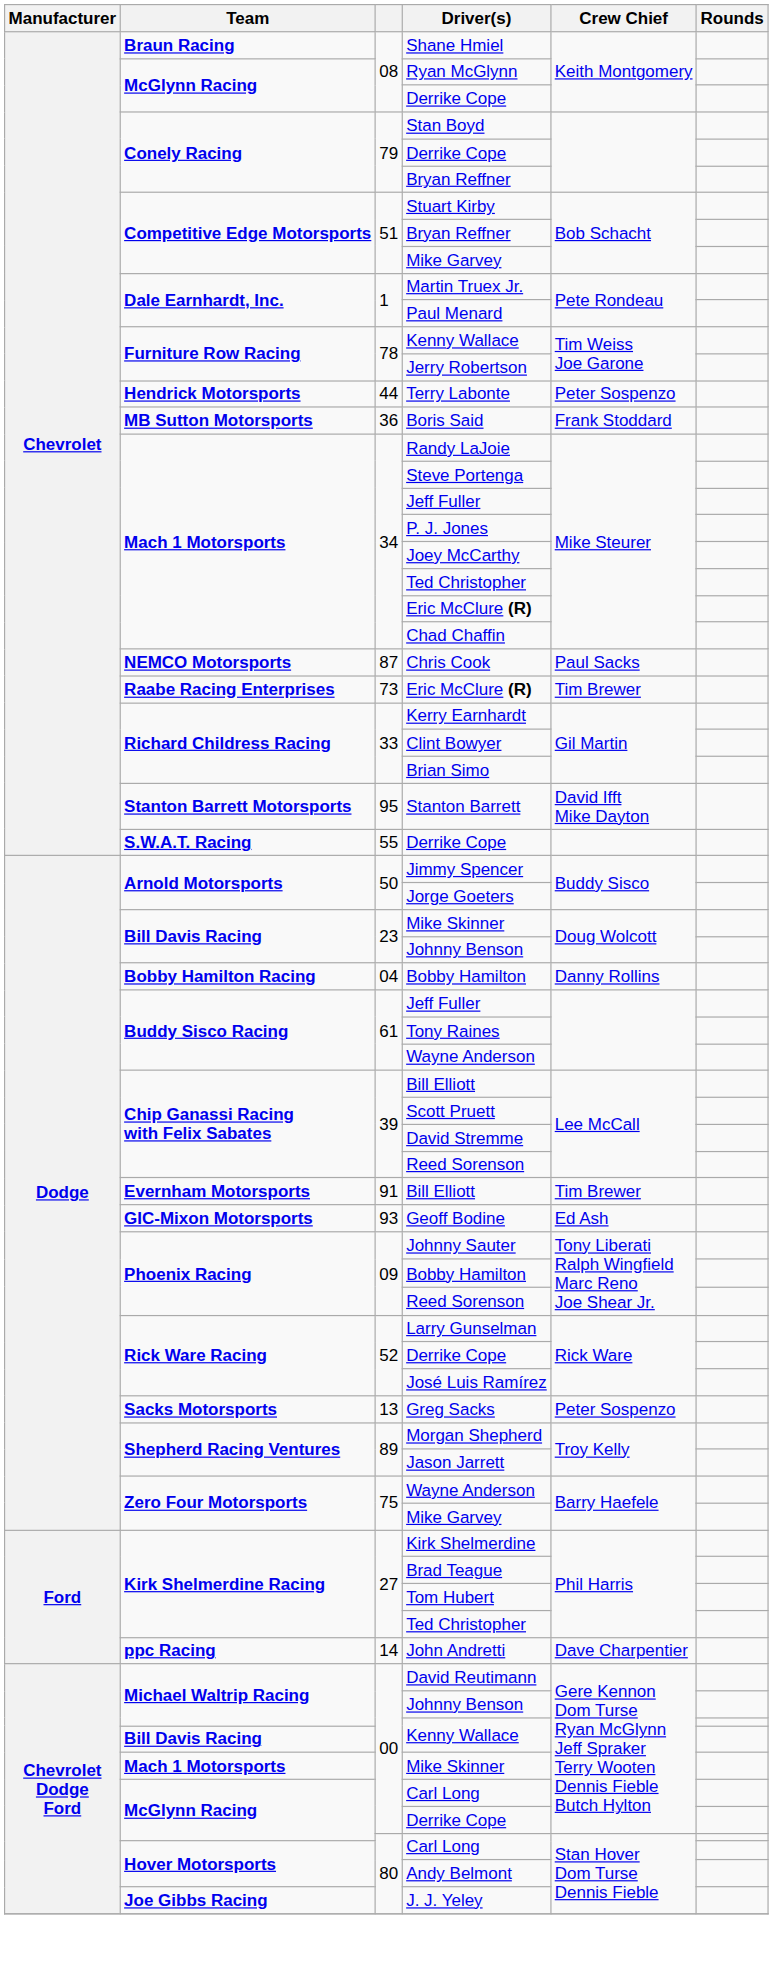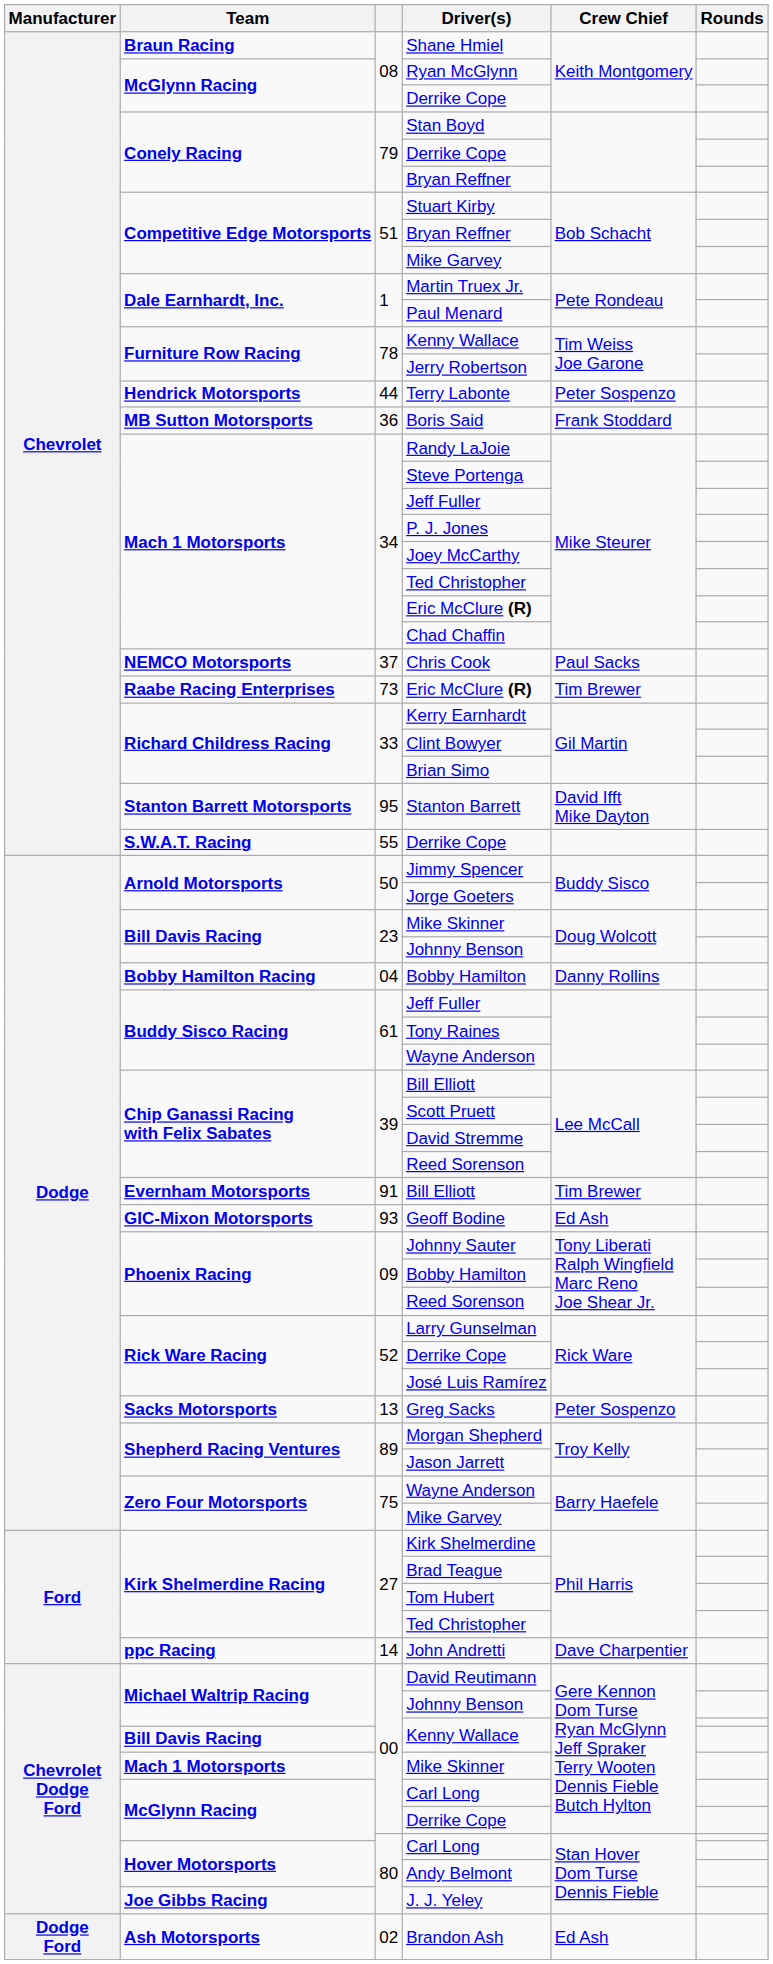(389, 663) 87 -> (389, 663) 37
+ row: (192, 1937)
